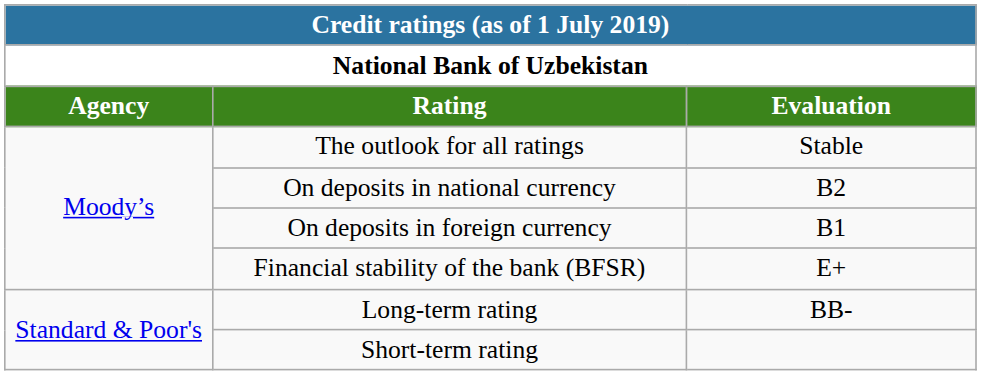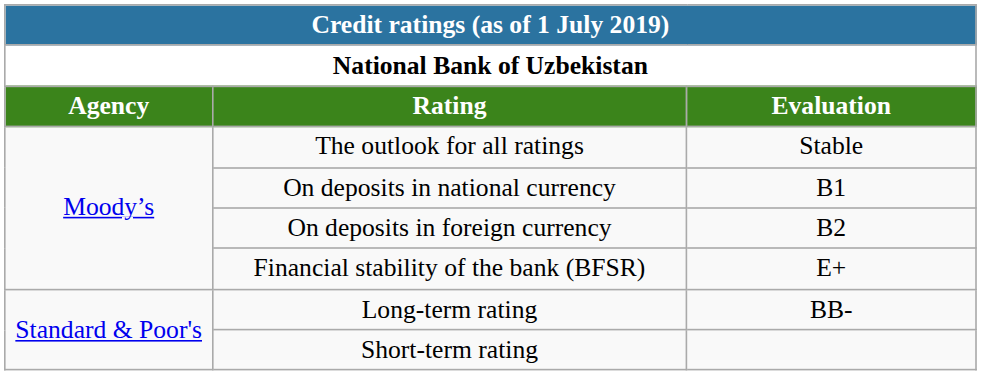(831, 187) B2 -> (831, 187) B1
(831, 227) B1 -> (831, 227) B2
